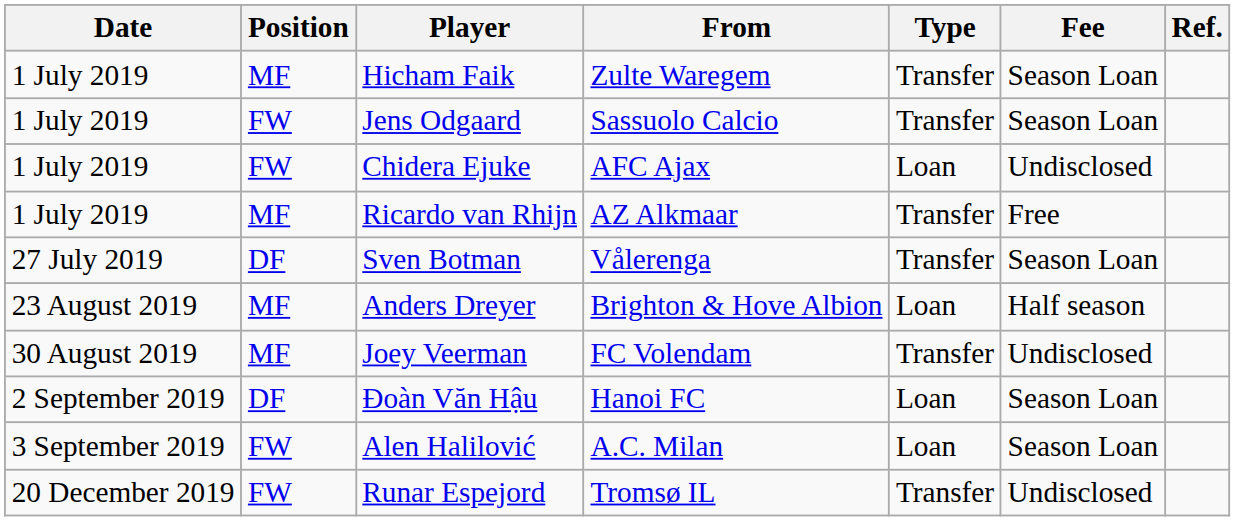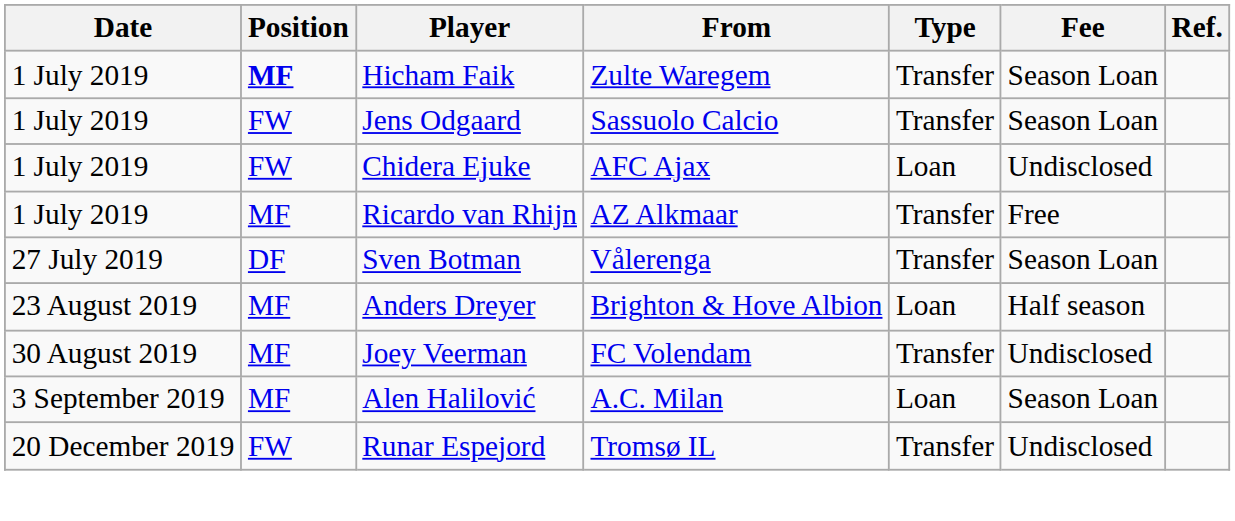(269, 74) normal -> (271, 74) bold
- row: (450, 399)
(270, 445) FW -> (269, 399) MF
